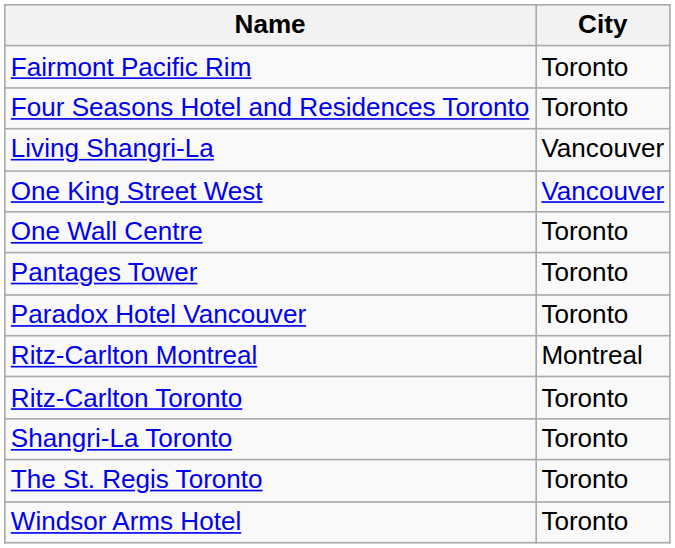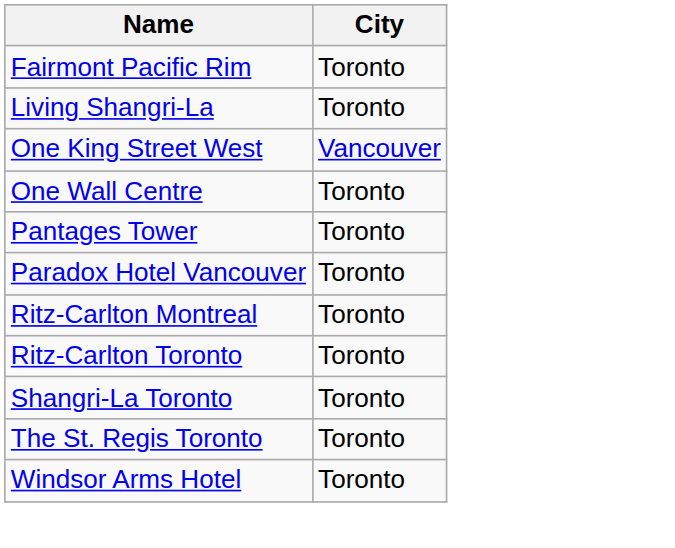- row: (270, 107)
(603, 149) Vancouver -> (362, 107) Toronto
(592, 356) Montreal -> (362, 314) Toronto
